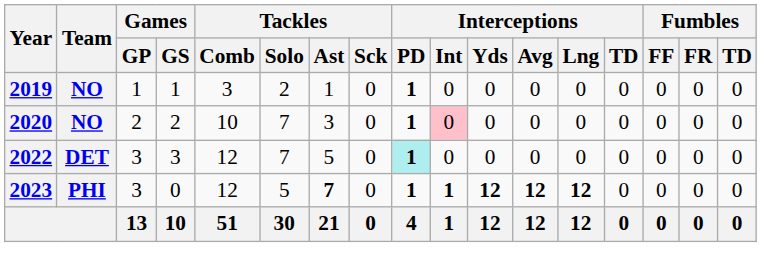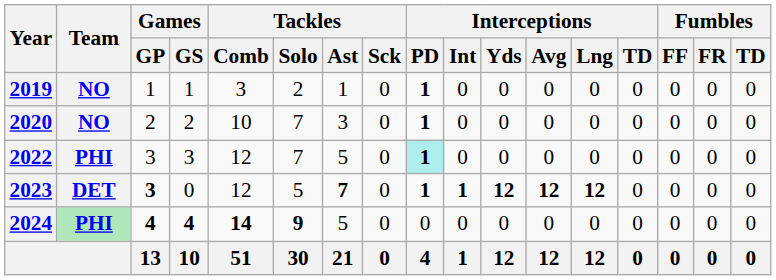(449, 122) pink background -> (463, 122) no background
(87, 156) DET -> (94, 156) PHI
(87, 190) PHI -> (94, 190) DET
(137, 190) normal -> (150, 190) bold
+ row: (31, 223)
